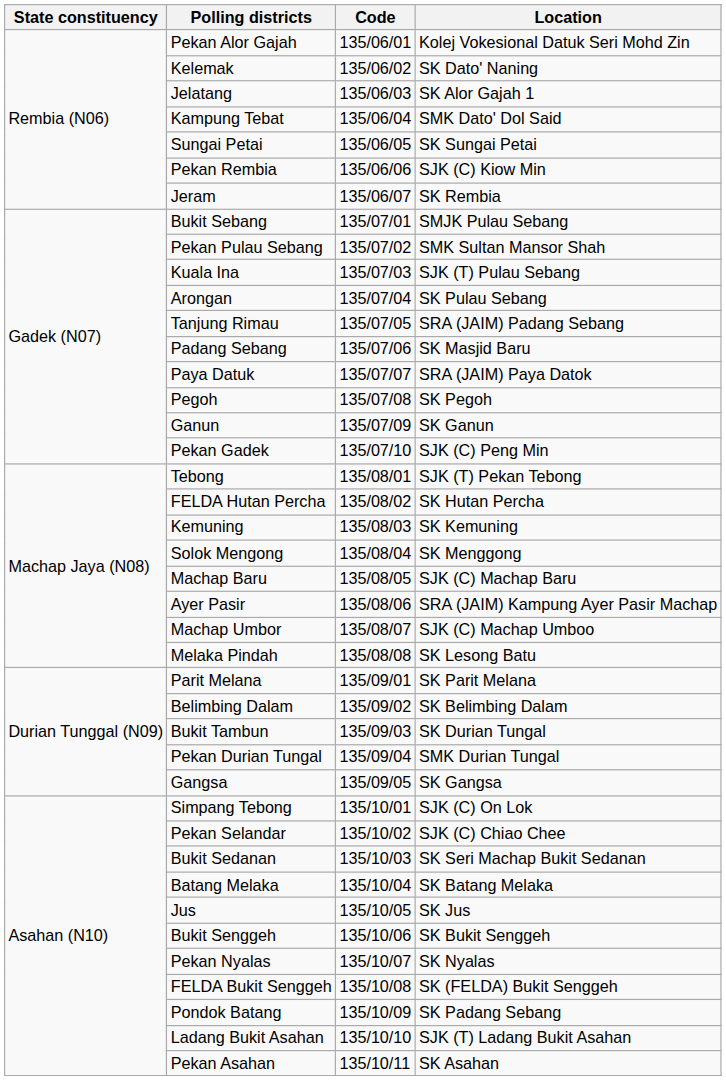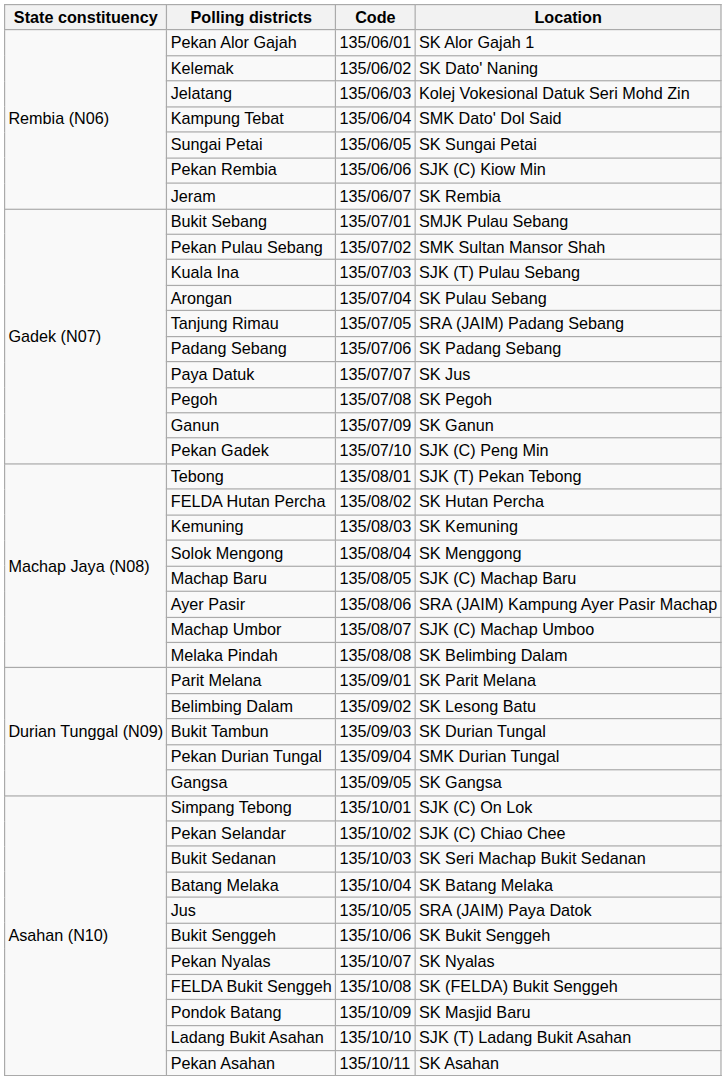(554, 42) Kolej Vokesional Datuk Seri Mohd Zin -> (477, 42) SK Alor Gajah 1
(477, 93) SK Alor Gajah 1 -> (554, 93) Kolej Vokesional Datuk Seri Mohd Zin
(475, 349) SK Masjid Baru -> (490, 349) SK Padang Sebang
(505, 374) SRA (JAIM) Paya Datok -> (445, 374) SK Jus
(477, 655) SK Lesong Batu -> (493, 655) SK Belimbing Dalam
(493, 706) SK Belimbing Dalam -> (477, 706) SK Lesong Batu
(445, 910) SK Jus -> (505, 910) SRA (JAIM) Paya Datok
(490, 1012) SK Padang Sebang -> (475, 1012) SK Masjid Baru
